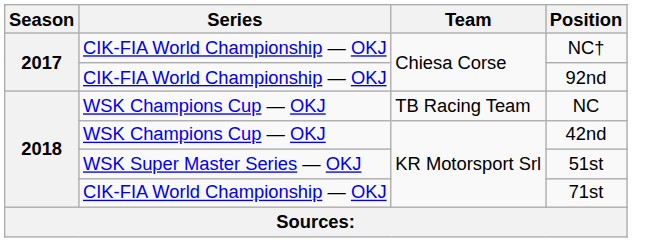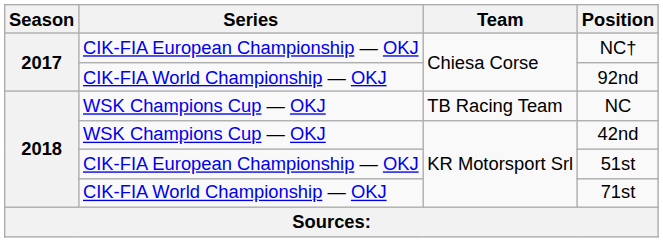(235, 48) CIK-FIA World Championship — OKJ -> (251, 48) CIK-FIA European Championship — OKJ
(222, 163) WSK Super Master Series — OKJ -> (251, 163) CIK-FIA European Championship — OKJ
